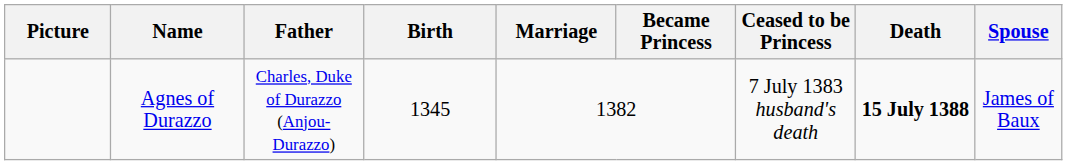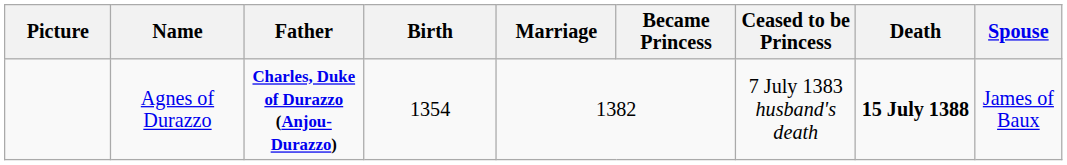(304, 110) normal -> (304, 109) bold
(430, 109) 1345 -> (430, 109) 1354
